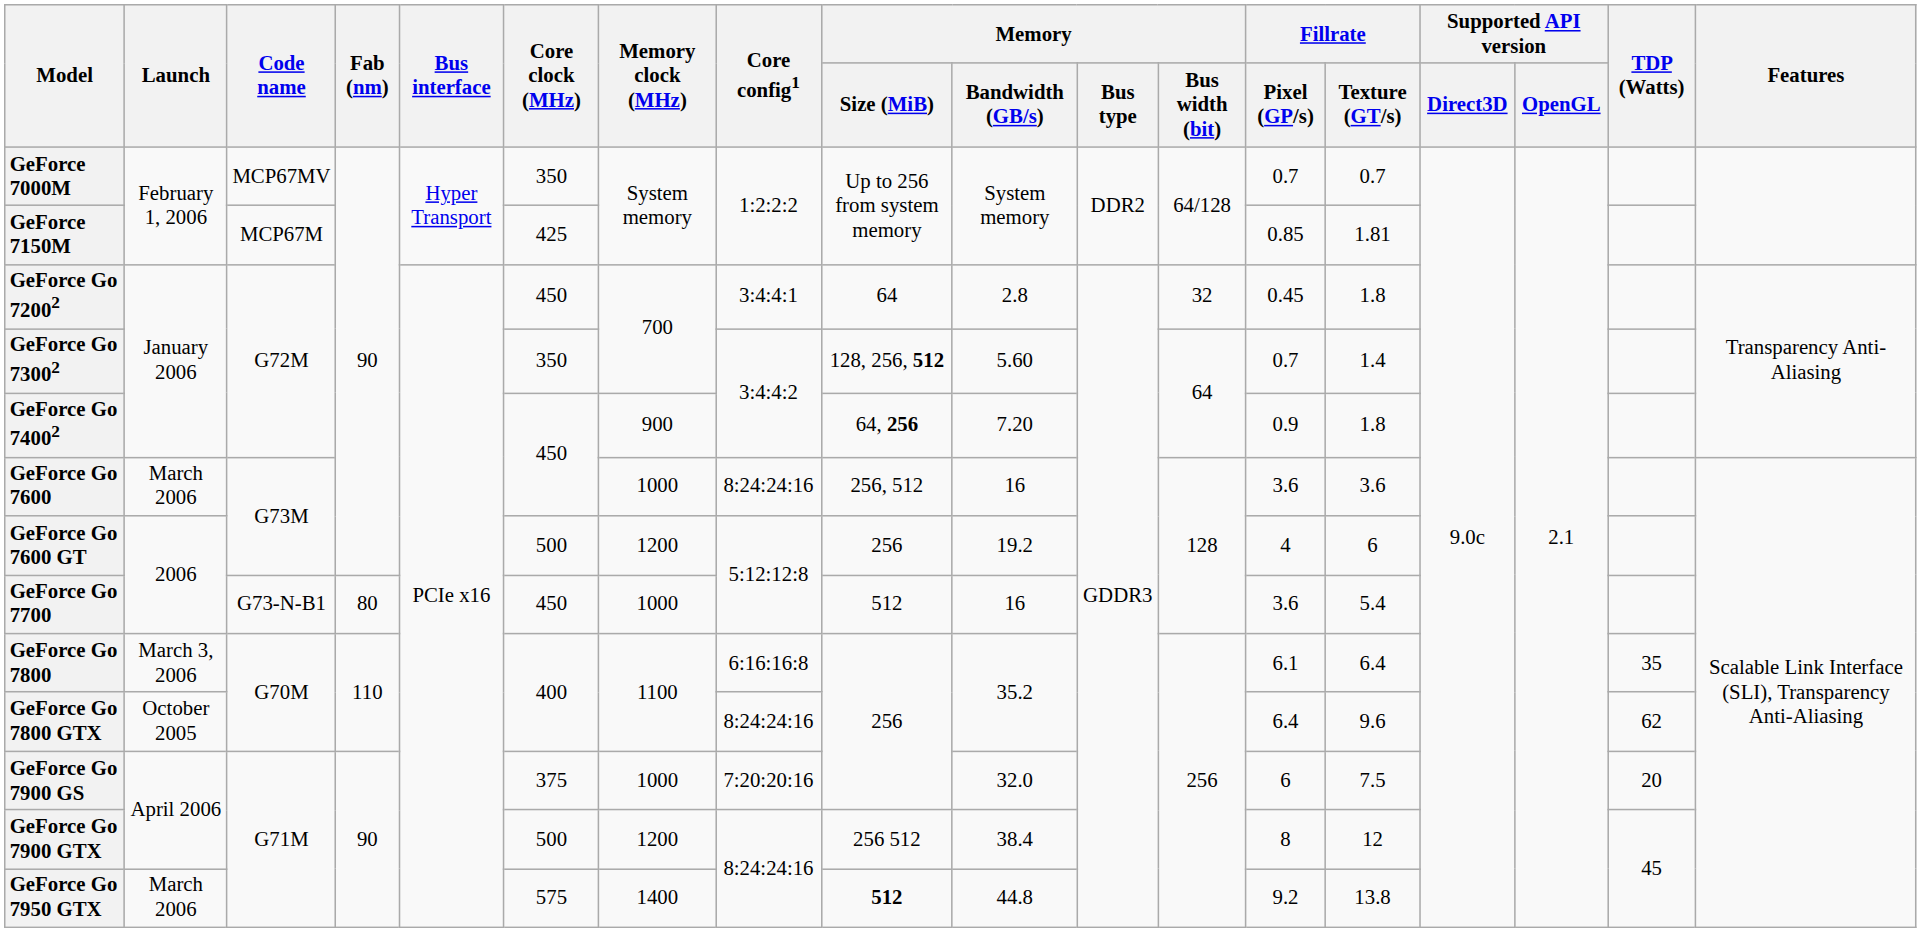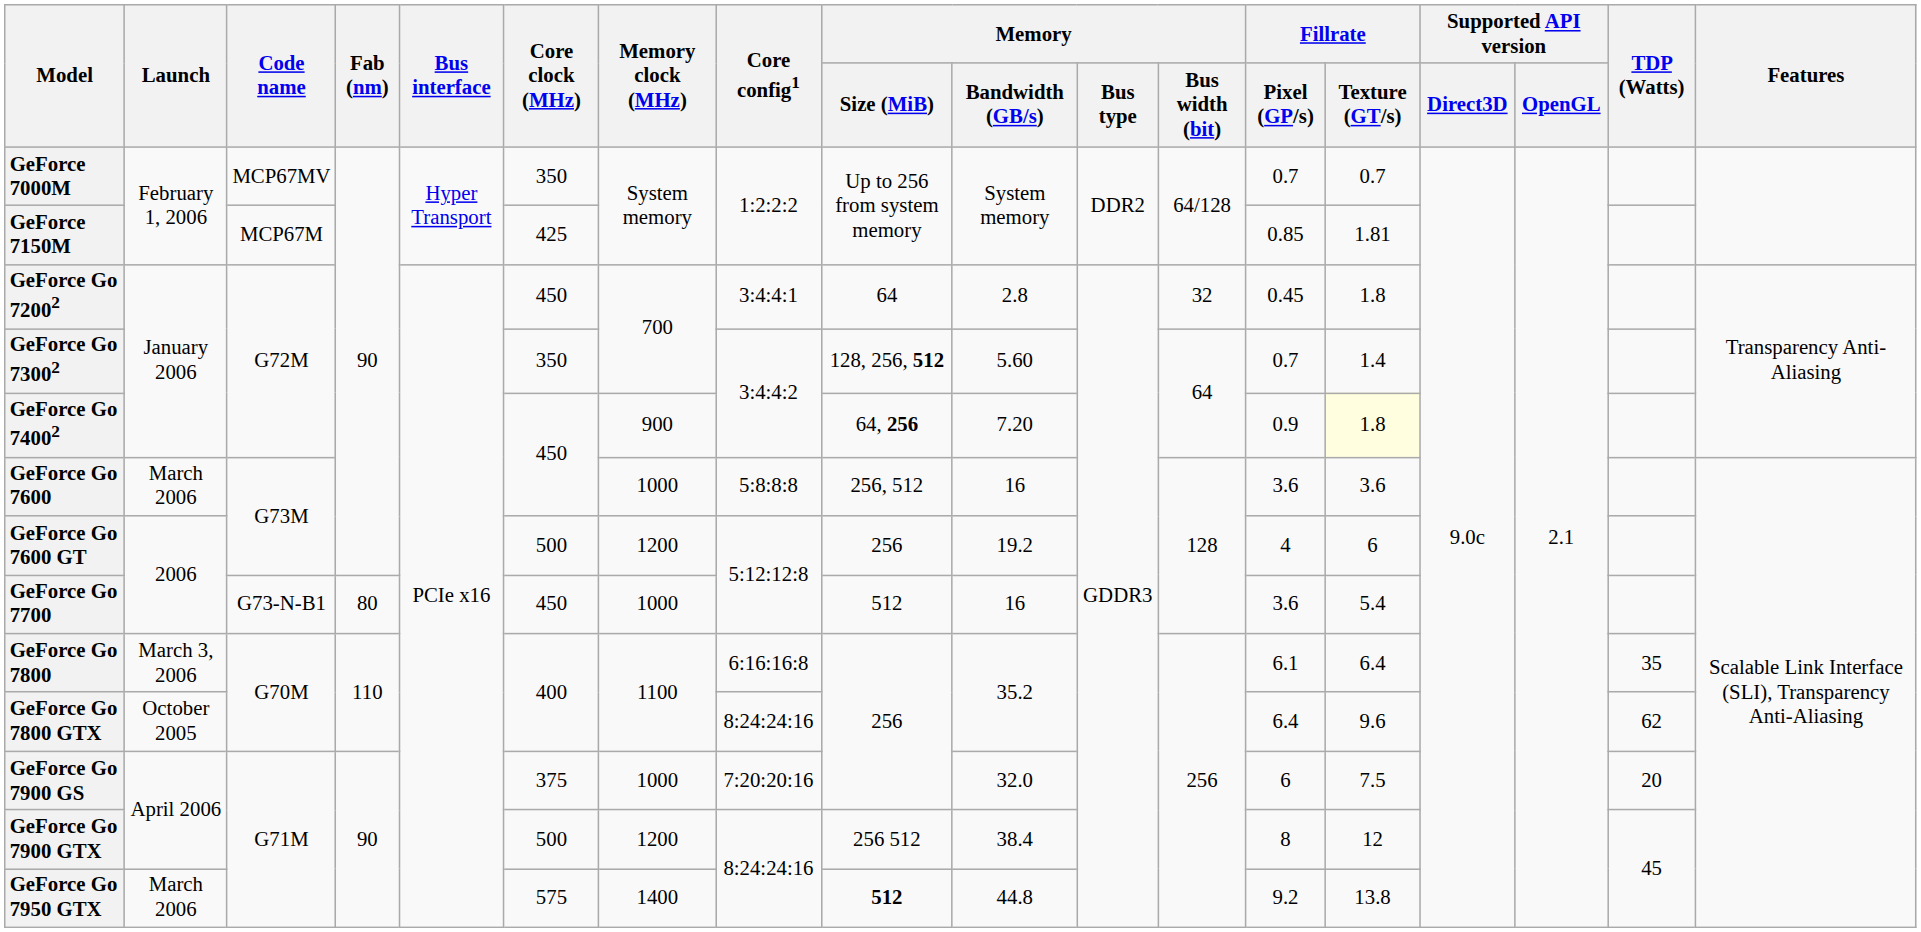(1373, 424) no background -> (1373, 424) lightyellow background
(768, 485) 8:24:24:16 -> (768, 485) 5:8:8:8
